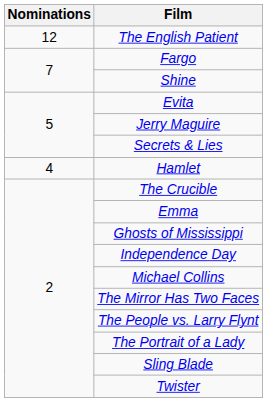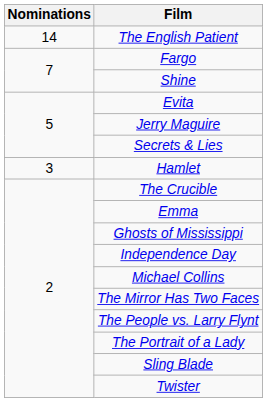(49, 37) 12 -> (49, 37) 14
(49, 168) 4 -> (49, 168) 3
